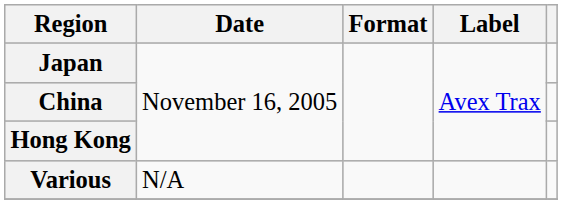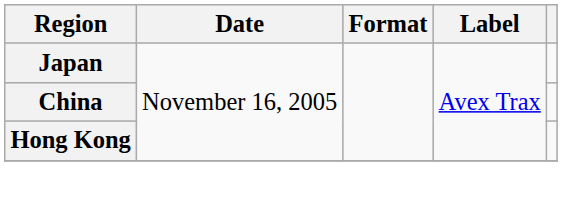- row: (71, 179)
